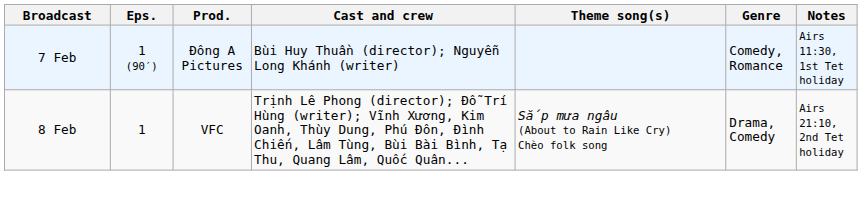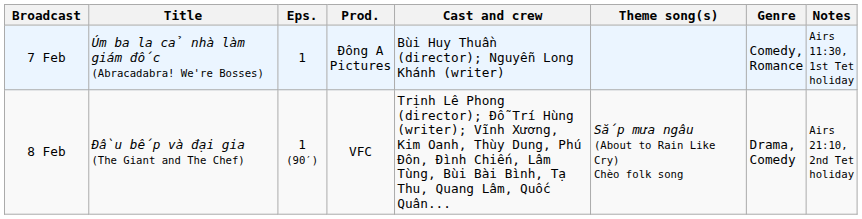+ column: (183, 15)
(142, 58) 1 (90′) -> (302, 58) 1
(142, 130) 1 -> (302, 152) 1 (90′)
